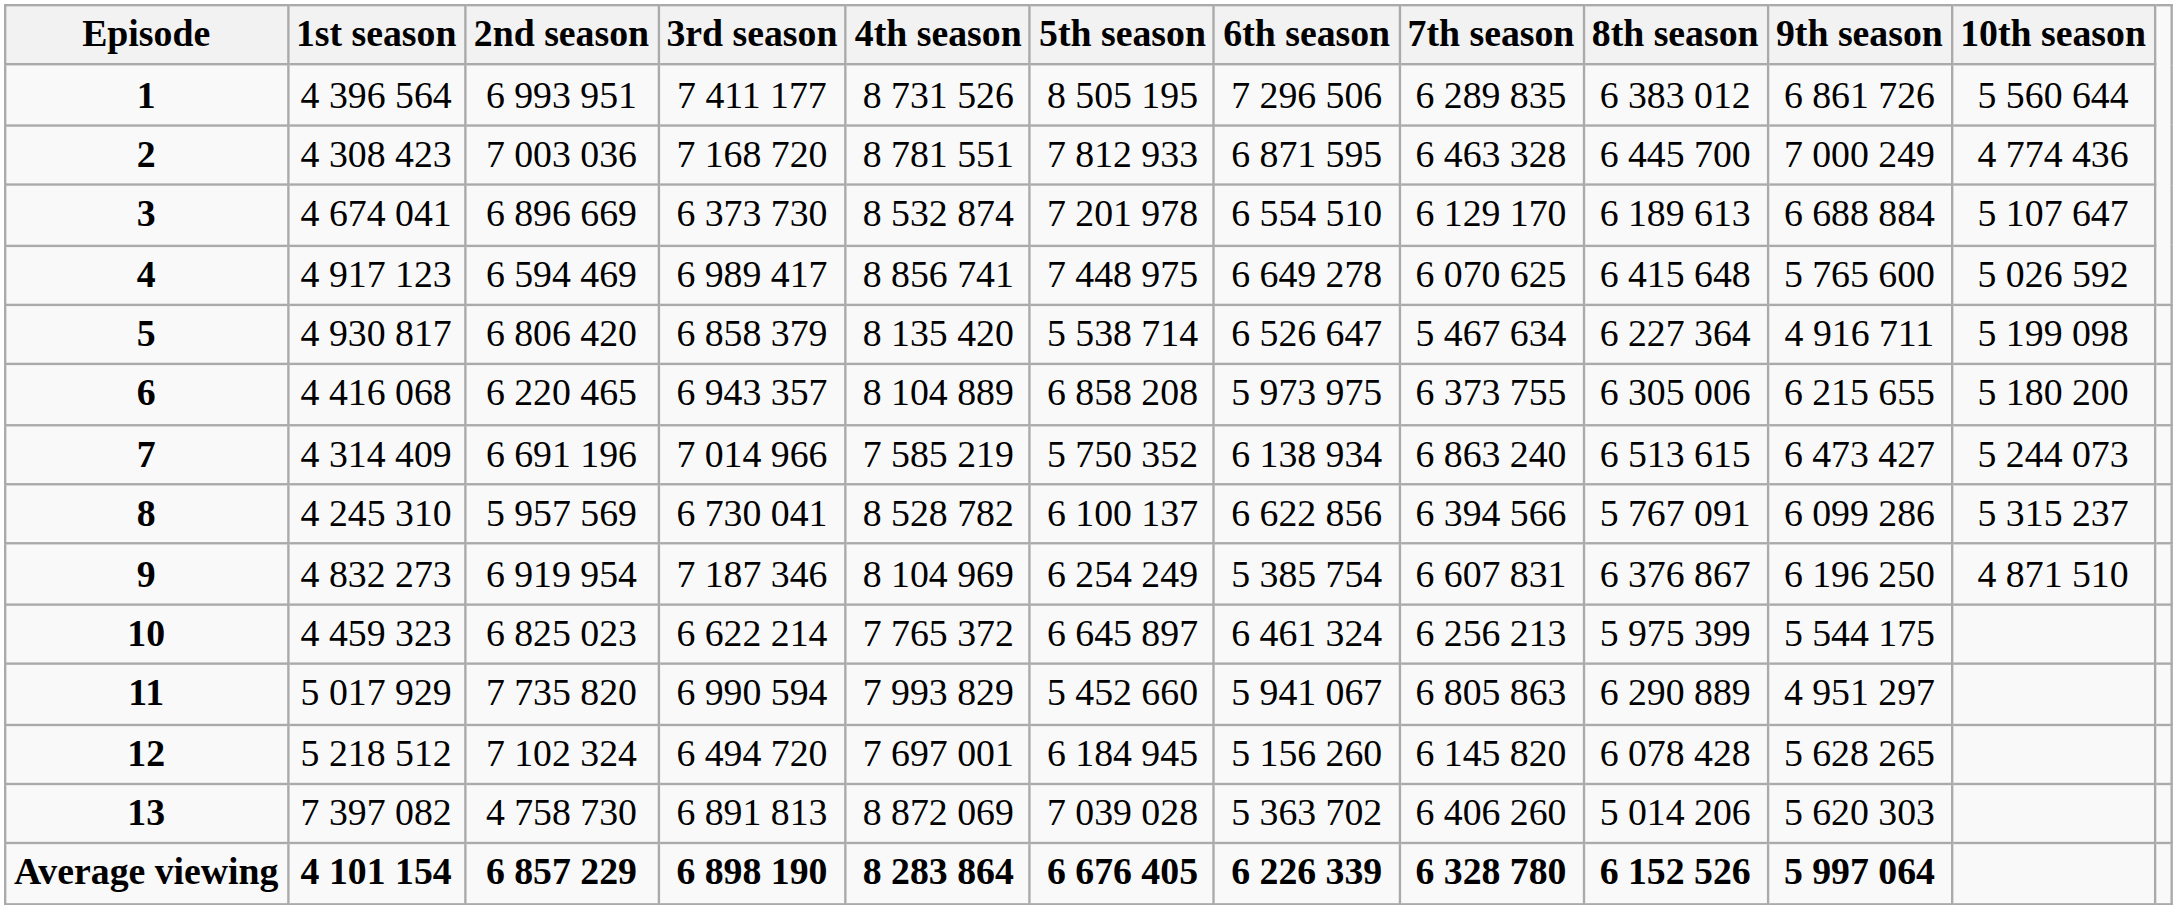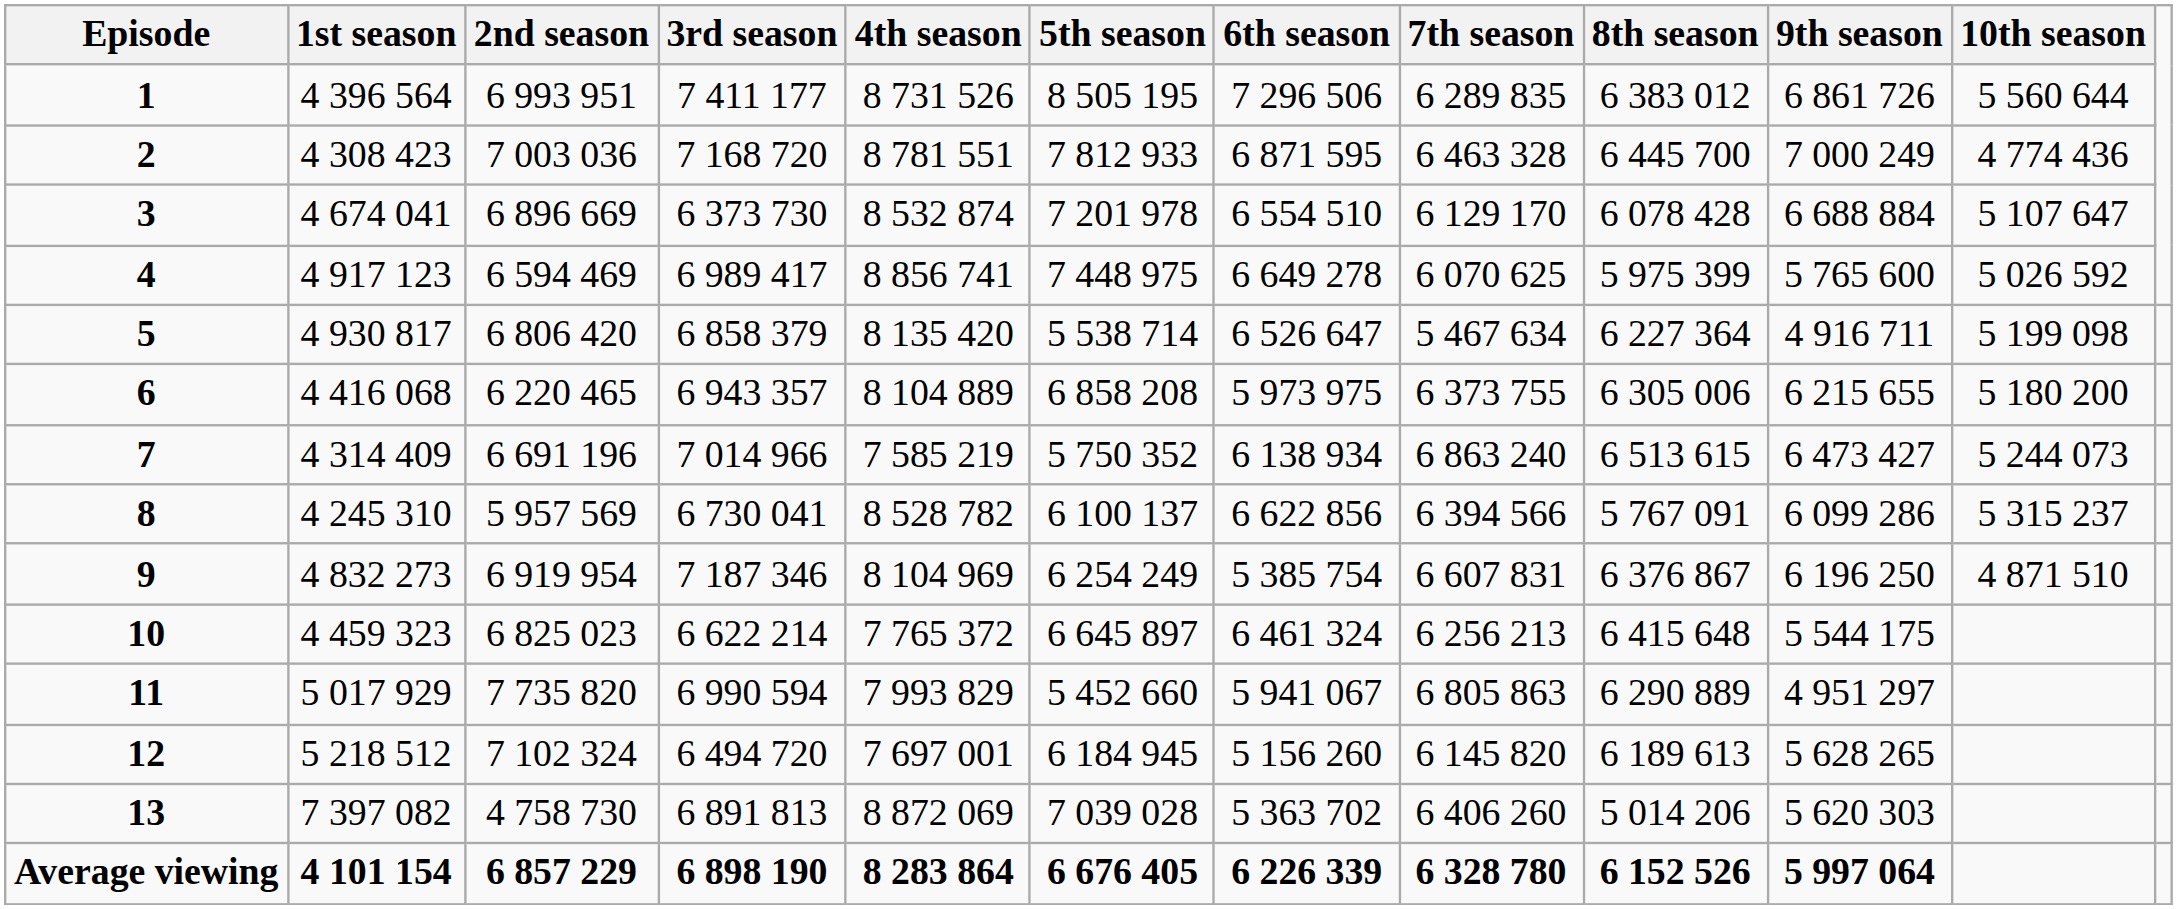(1675, 214) 6 189 613 -> (1675, 214) 6 078 428
(1675, 273) 6 415 648 -> (1675, 273) 5 975 399
(1675, 633) 5 975 399 -> (1675, 633) 6 415 648
(1675, 753) 6 078 428 -> (1675, 753) 6 189 613
